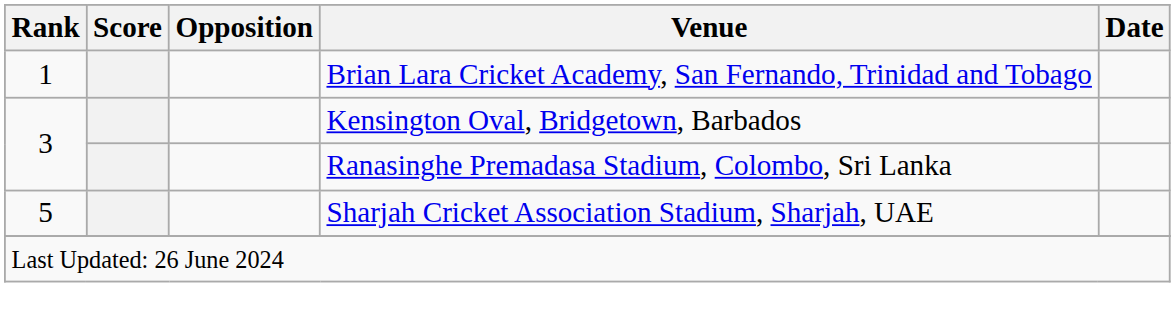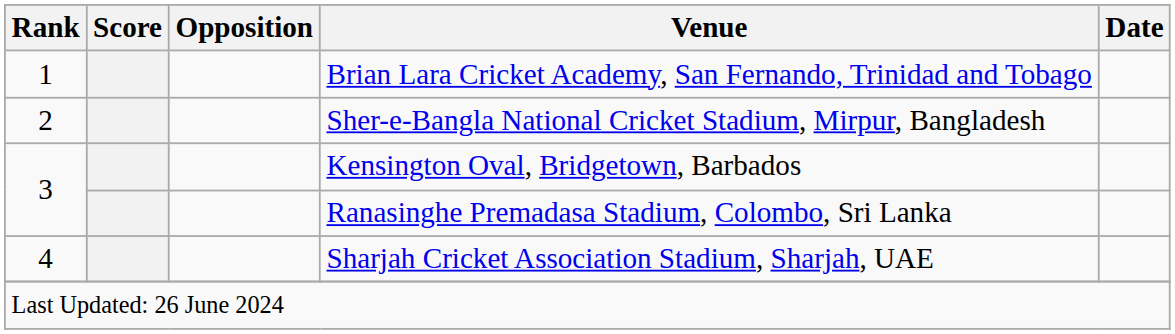+ row: (686, 119)
(46, 212) 5 -> (46, 258) 4
